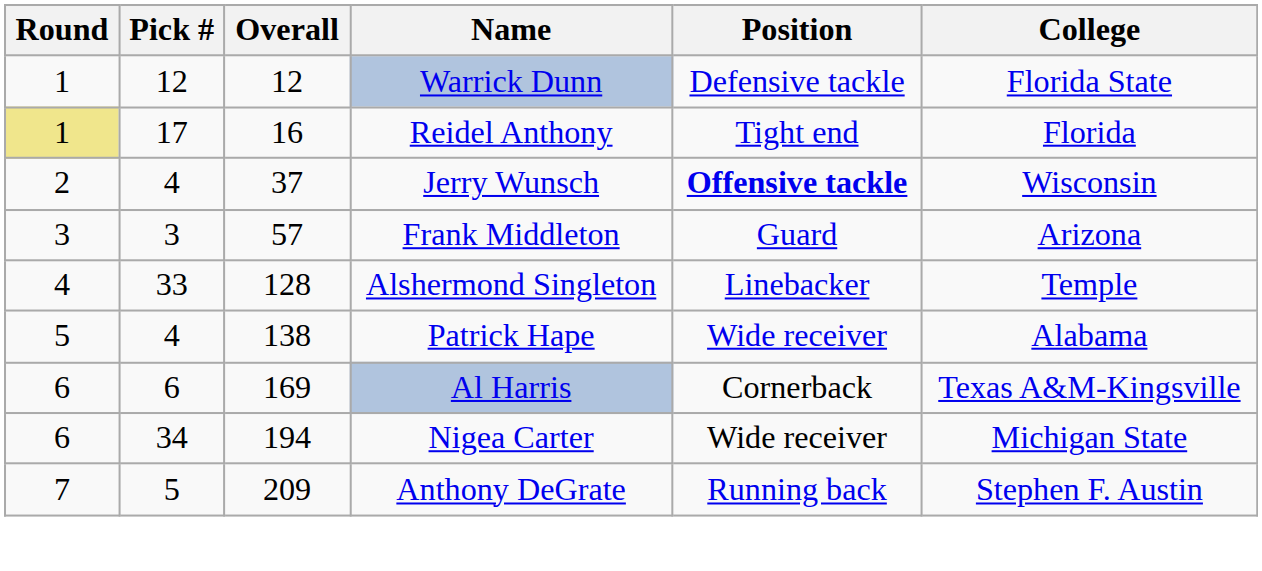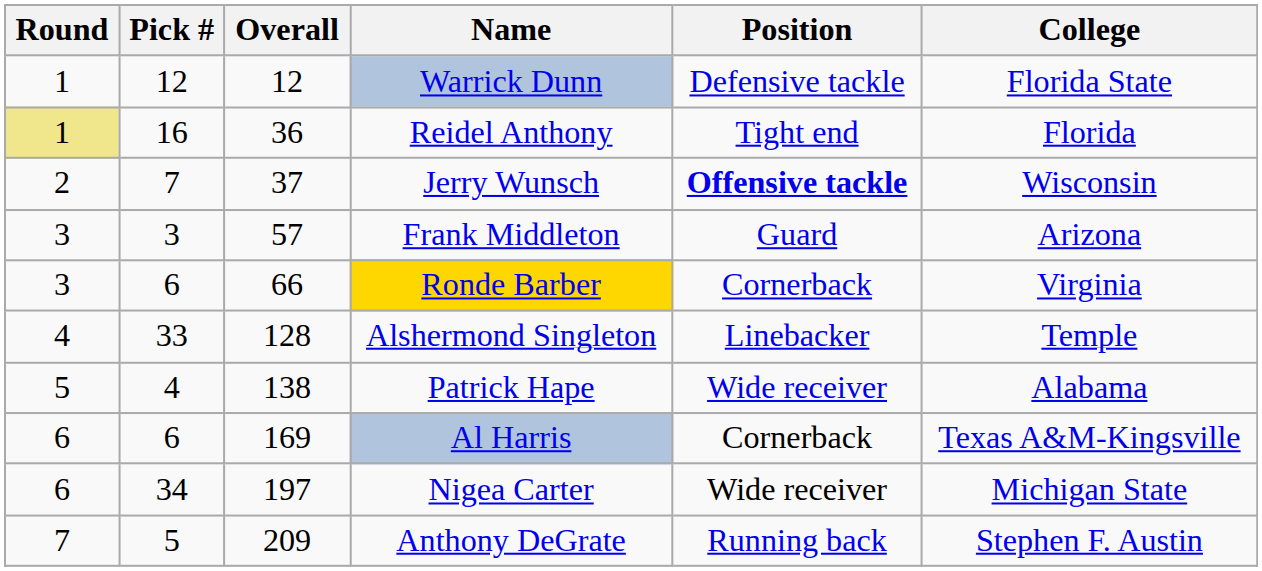(172, 132) 17 -> (172, 132) 16
(287, 132) 16 -> (287, 132) 36
(172, 183) 4 -> (172, 183) 7
+ row: (511, 285)
(287, 438) 194 -> (287, 489) 197
